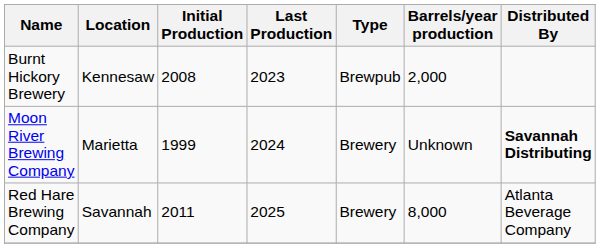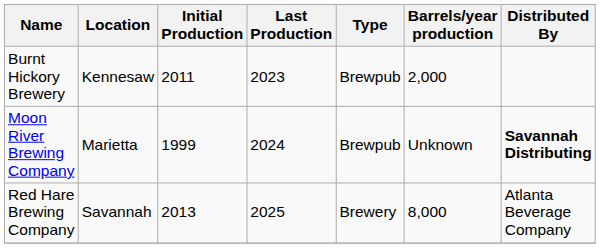(179, 76) 2008 -> (178, 76) 2011
(368, 144) Brewery -> (370, 144) Brewpub
(178, 212) 2011 -> (179, 212) 2013
